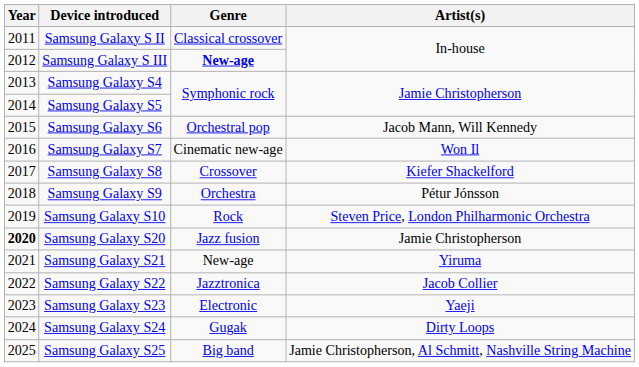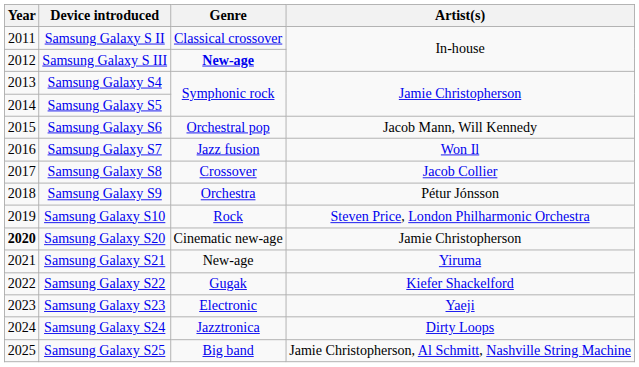(228, 149) Cinematic new-age -> (228, 149) Jazz fusion
(460, 171) Kiefer Shackelford -> (460, 171) Jacob Collier
(228, 238) Jazz fusion -> (228, 238) Cinematic new-age
(228, 283) Jazztronica -> (228, 283) Gugak
(460, 283) Jacob Collier -> (460, 283) Kiefer Shackelford
(228, 328) Gugak -> (228, 328) Jazztronica
